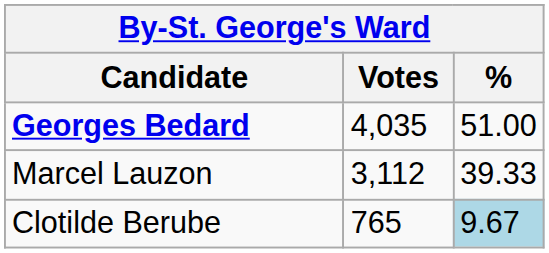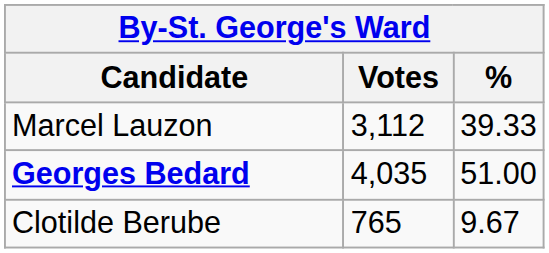rows swapped: (131, 125) <-> (112, 174)
(490, 222) lightblue background -> (490, 222) no background
